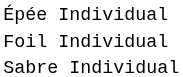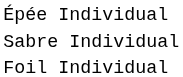rows swapped: (86, 42) <-> (91, 68)
